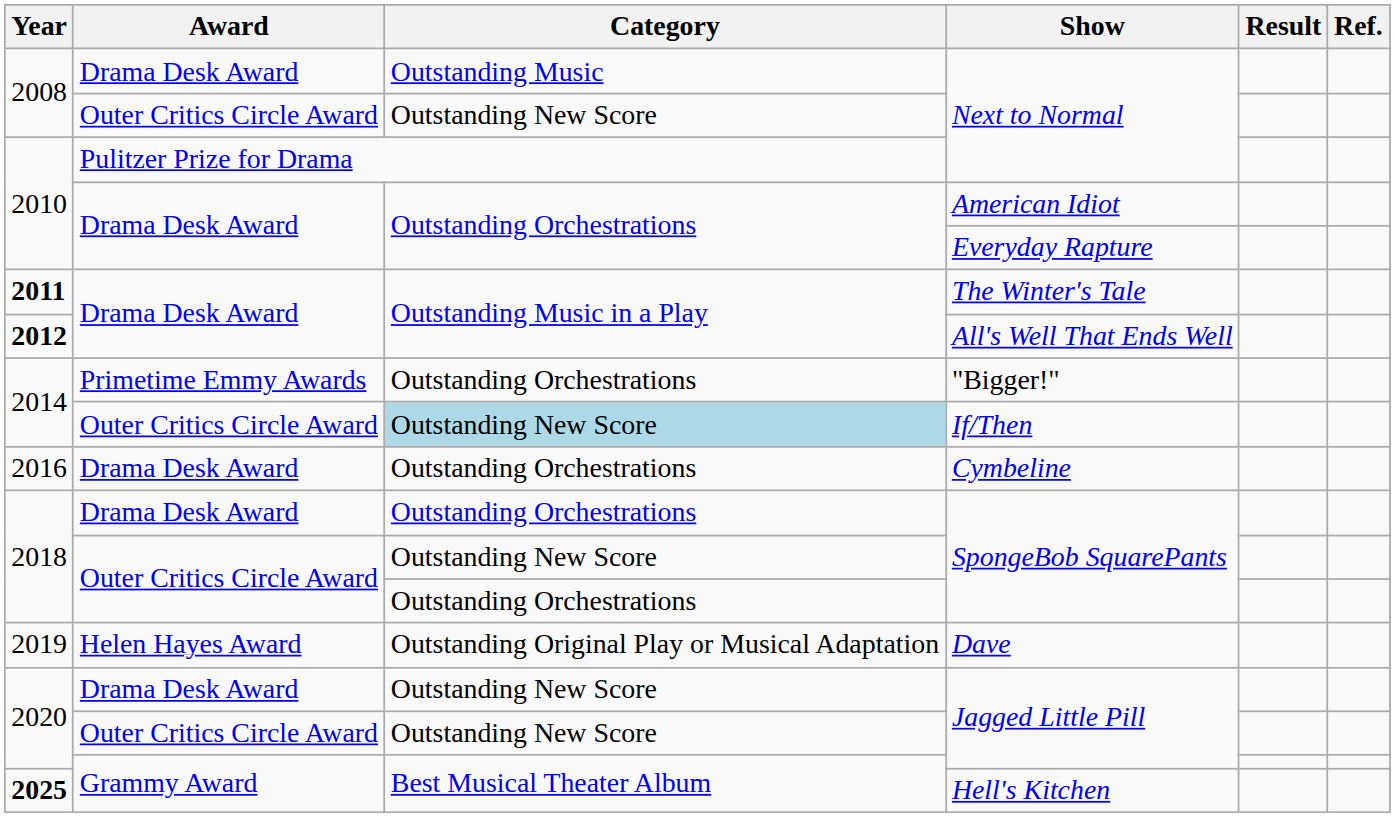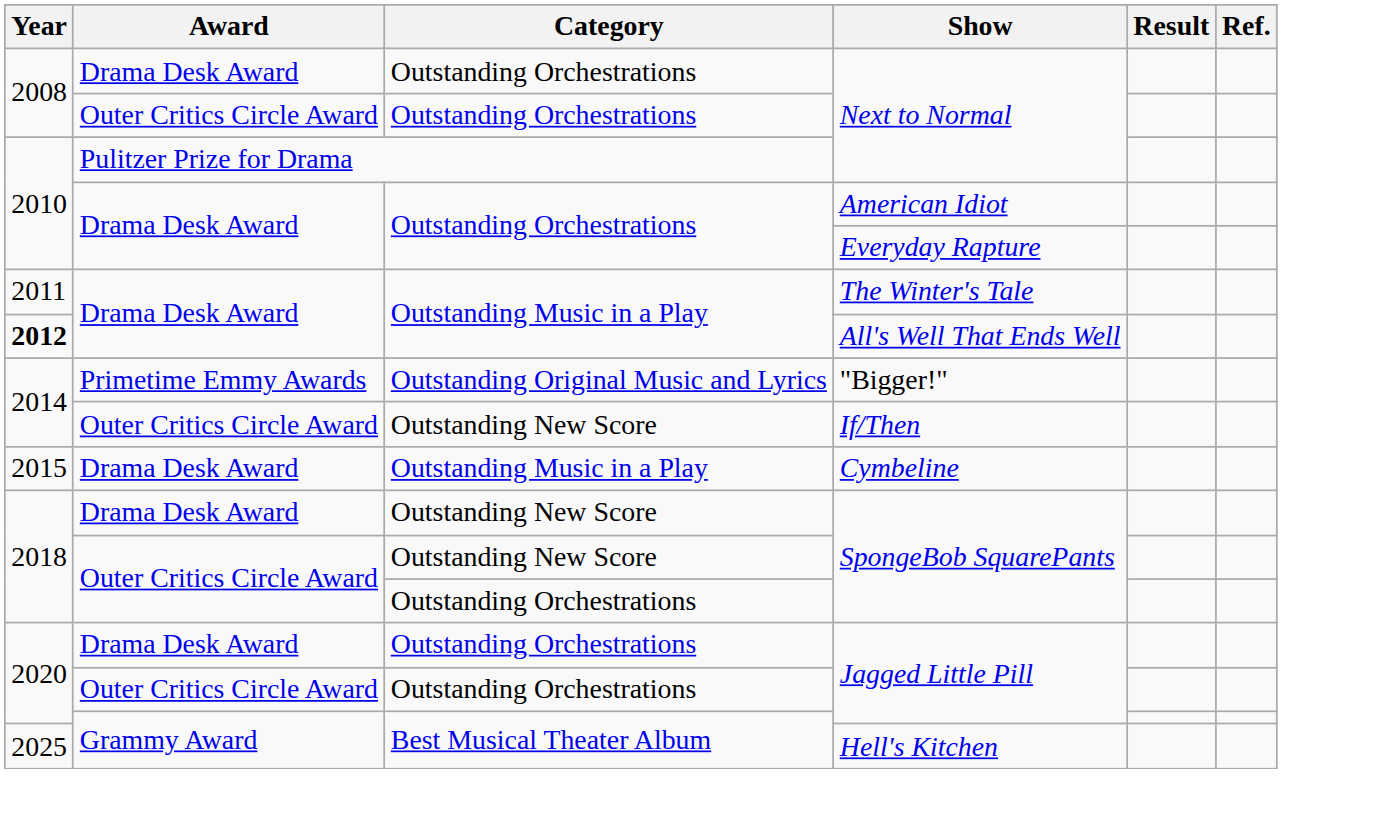(497, 70) Outstanding Music -> (544, 70) Outstanding Orchestrations
(524, 114) Outstanding New Score -> (544, 114) Outstanding Orchestrations
(38, 291) bold -> (39, 291) normal
(544, 379) Outstanding Orchestrations -> (609, 379) Outstanding Original Music and Lyrics
(524, 423) lightblue background -> (524, 423) no background
(39, 468) 2016 -> (39, 468) 2015
(544, 468) Outstanding Orchestrations -> (549, 468) Outstanding Music in a Play
(544, 512) Outstanding Orchestrations -> (524, 512) Outstanding New Score
- row: (191, 644)
(524, 688) Outstanding New Score -> (544, 644) Outstanding Orchestrations
(524, 733) Outstanding New Score -> (544, 688) Outstanding Orchestrations
(39, 790) bold -> (39, 745) normal
